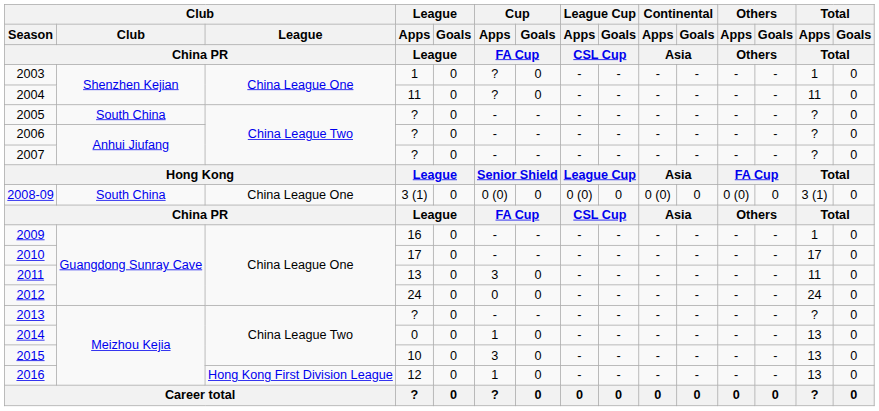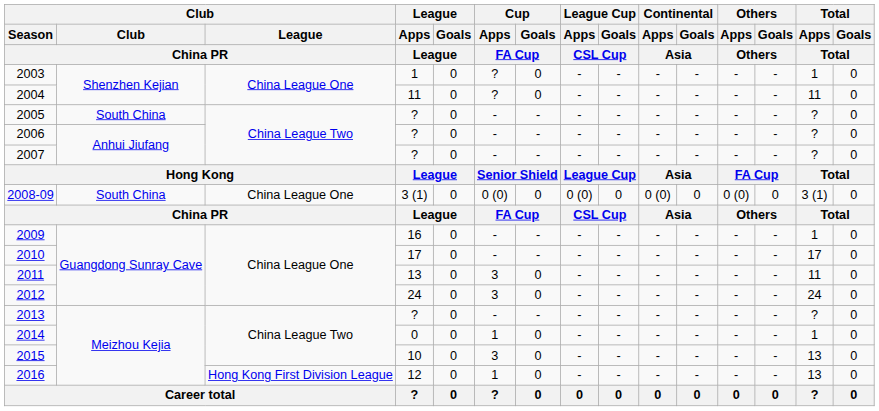(495, 295) 0 -> (495, 295) 3
(815, 335) 13 -> (815, 335) 1
